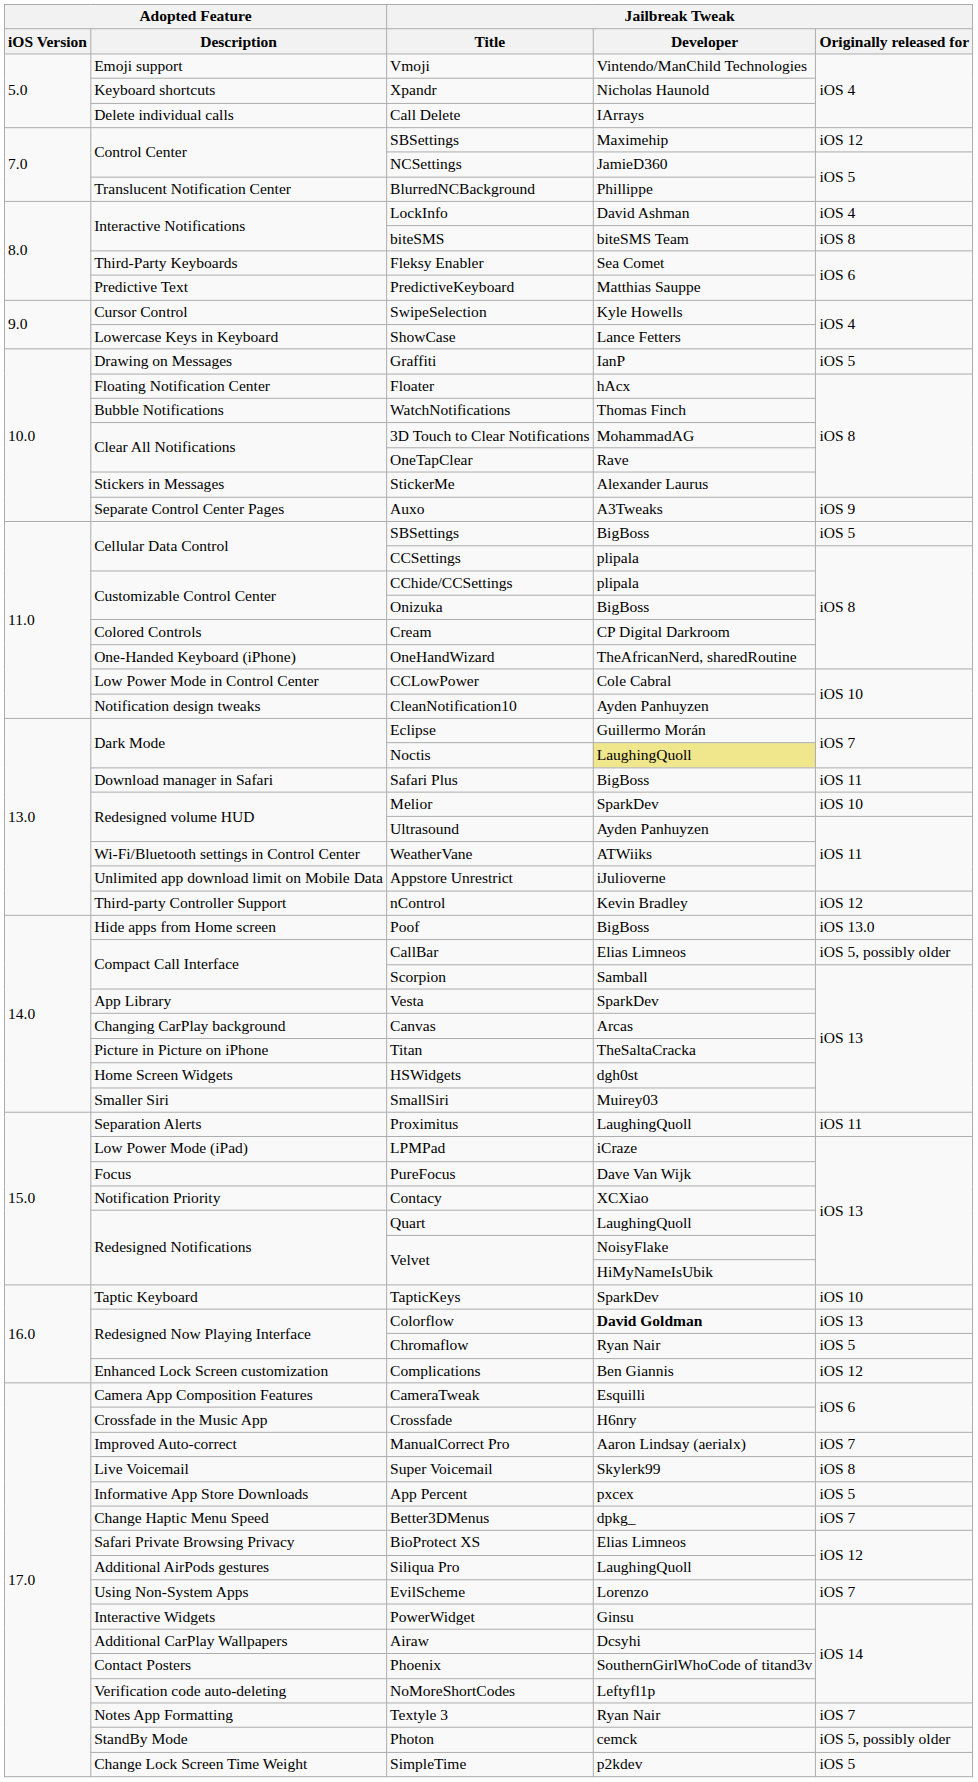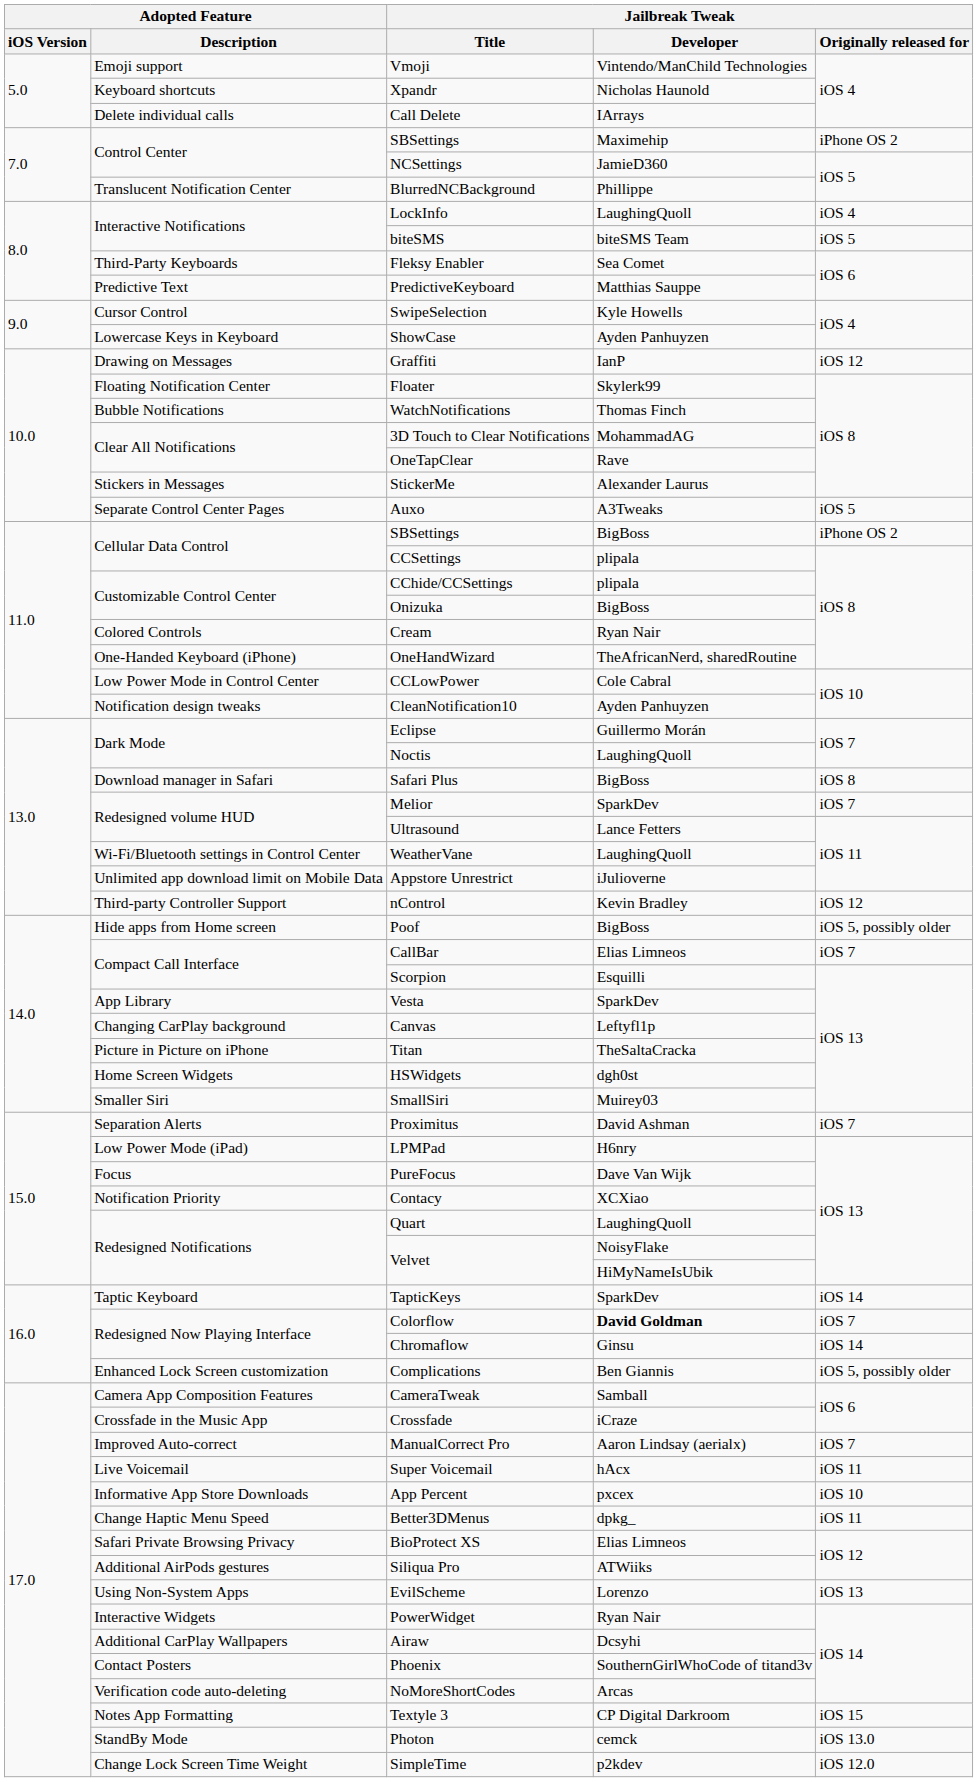(841, 139) iOS 12 -> (859, 139) iPhone OS 2
(643, 213) David Ashman -> (644, 213) LaughingQuoll
(837, 238) iOS 8 -> (837, 238) iOS 5
(639, 336) Lance Fetters -> (653, 336) Ayden Panhuyzen
(837, 361) iOS 5 -> (841, 361) iOS 12
(614, 386) hAcx -> (629, 386) Skylerk99
(837, 509) iOS 9 -> (837, 509) iOS 5
(837, 533) iOS 5 -> (859, 533) iPhone OS 2
(663, 632) CP Digital Darkroom -> (629, 632) Ryan Nair
(644, 755) khaki background -> (644, 755) no background
(841, 779) iOS 11 -> (837, 779) iOS 8
(841, 804) iOS 10 -> (837, 804) iOS 7
(653, 829) Ayden Panhuyzen -> (639, 829) Lance Fetters
(624, 853) ATWiiks -> (644, 853) LaughingQuoll
(847, 927) iOS 13.0 -> (885, 927) iOS 5, possibly older
(885, 952) iOS 5, possibly older -> (837, 952) iOS 7
(622, 976) Samball -> (621, 976) Esquilli
(615, 1025) Arcas -> (626, 1025) Leftyfl1p
(644, 1124) LaughingQuoll -> (643, 1124) David Ashman
(841, 1124) iOS 11 -> (837, 1124) iOS 7
(617, 1149) iCraze -> (617, 1149) H6nry
(841, 1296) iOS 10 -> (841, 1296) iOS 14
(841, 1321) iOS 13 -> (837, 1321) iOS 7
(629, 1345) Ryan Nair -> (615, 1345) Ginsu
(837, 1345) iOS 5 -> (841, 1345) iOS 14
(841, 1370) iOS 12 -> (885, 1370) iOS 5, possibly older
(621, 1395) Esquilli -> (622, 1395) Samball
(617, 1419) H6nry -> (617, 1419) iCraze
(629, 1469) Skylerk99 -> (614, 1469) hAcx
(837, 1469) iOS 8 -> (841, 1469) iOS 11
(837, 1493) iOS 5 -> (841, 1493) iOS 10
(837, 1518) iOS 7 -> (841, 1518) iOS 11
(644, 1567) LaughingQuoll -> (624, 1567) ATWiiks
(837, 1592) iOS 7 -> (841, 1592) iOS 13
(615, 1616) Ginsu -> (629, 1616) Ryan Nair
(626, 1690) Leftyfl1p -> (615, 1690) Arcas
(629, 1715) Ryan Nair -> (663, 1715) CP Digital Darkroom
(837, 1715) iOS 7 -> (841, 1715) iOS 15
(885, 1739) iOS 5, possibly older -> (847, 1739) iOS 13.0
(837, 1764) iOS 5 -> (847, 1764) iOS 12.0
